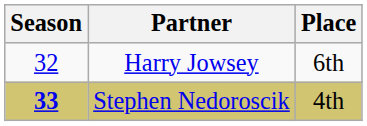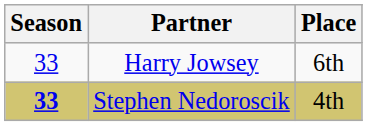(46, 62) 32 -> (46, 62) 33
